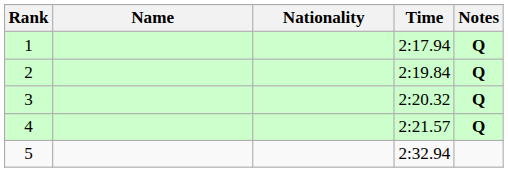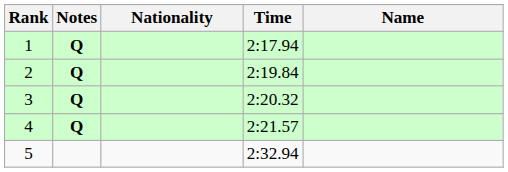columns swapped: (153, 18) <-> (479, 18)
